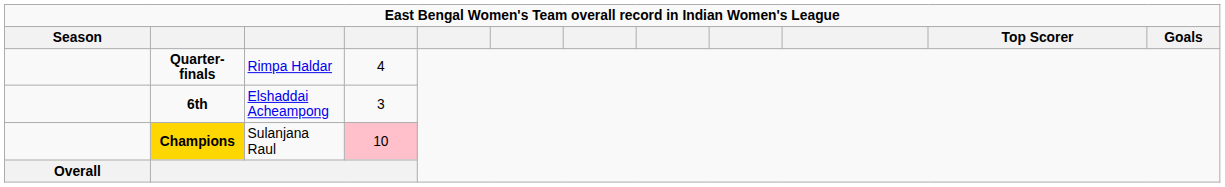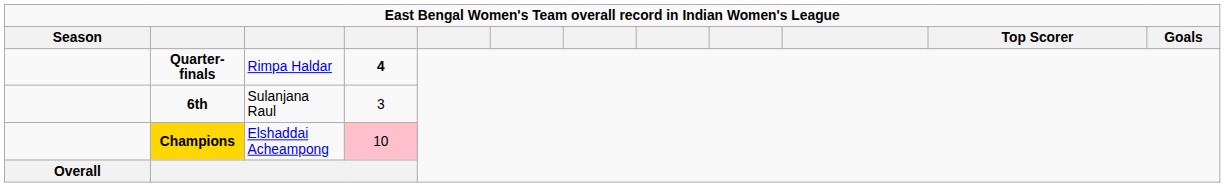(381, 67) normal -> (381, 67) bold
(288, 104) Elshaddai Acheampong -> (278, 104) Sulanjana Raul
(278, 142) Sulanjana Raul -> (288, 142) Elshaddai Acheampong
